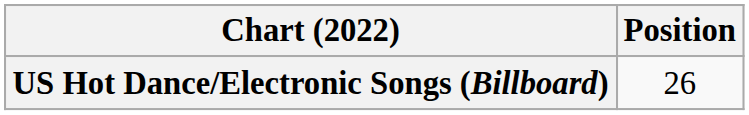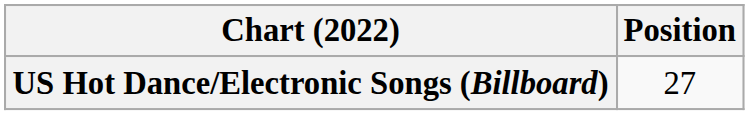(680, 82) 26 -> (680, 82) 27
